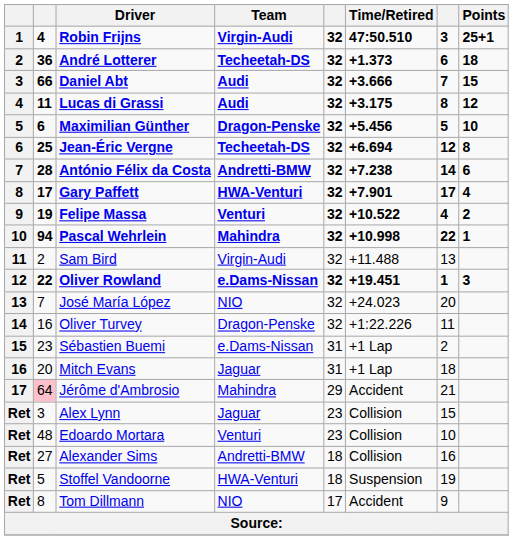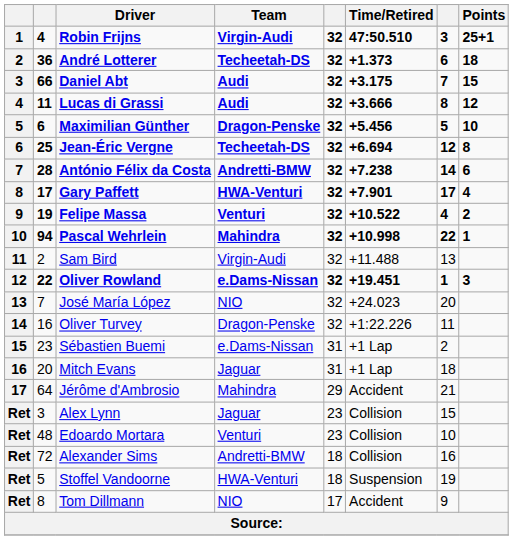(371, 81) +3.666 -> (371, 81) +3.175
(371, 103) +3.175 -> (371, 103) +3.666
(45, 391) pink background -> (45, 391) no background
(45, 457) 27 -> (45, 457) 72
